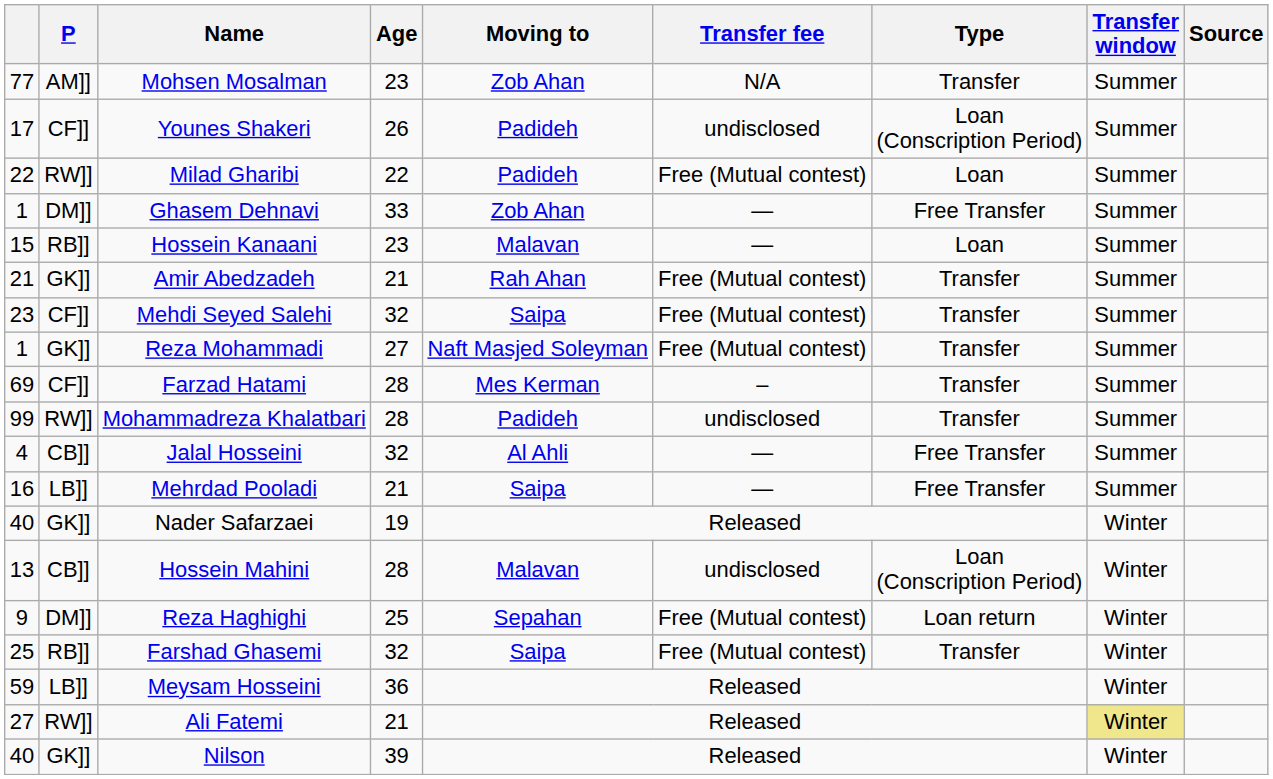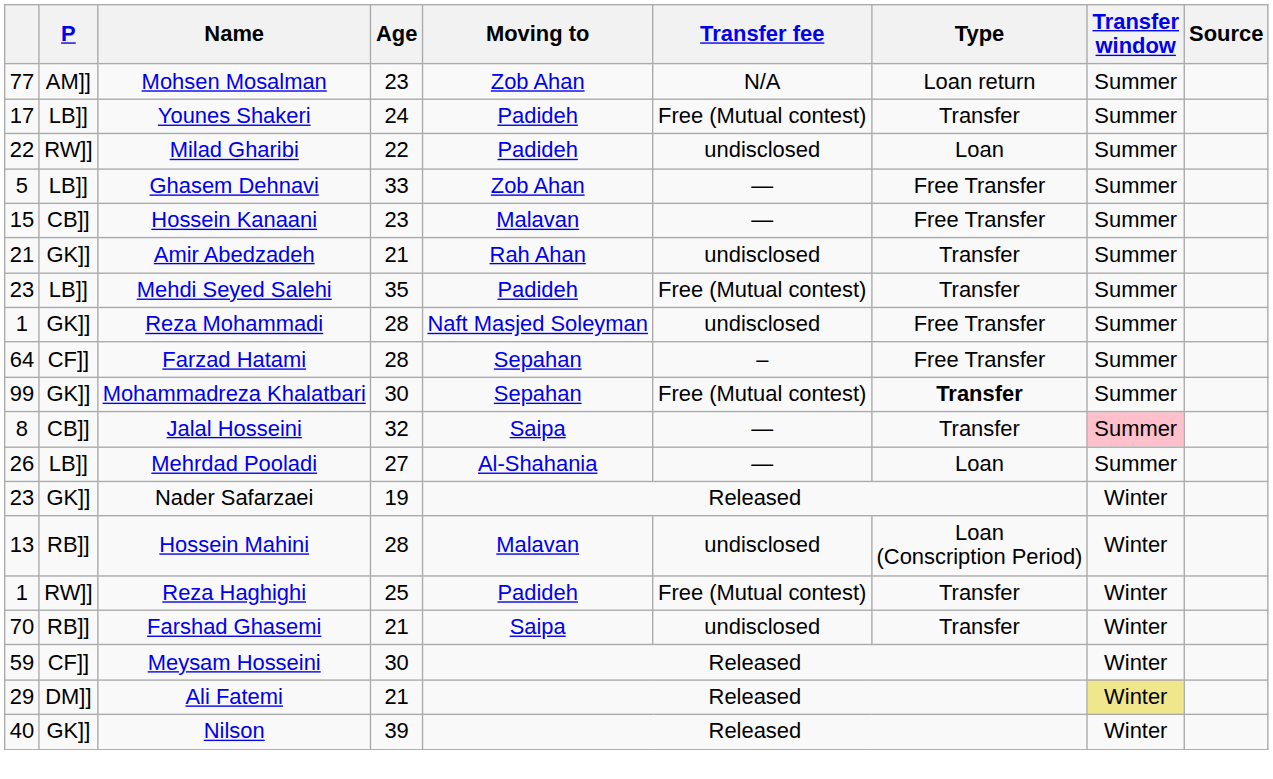(979, 81) Transfer -> (979, 81) Loan return
(68, 128) CF]] -> (68, 116) LB]]
(397, 128) 26 -> (397, 116) 24
(762, 128) undisclosed -> (762, 116) Free (Mutual contest)
(979, 128) Loan (Conscription Period) -> (979, 116) Transfer
(762, 175) Free (Mutual contest) -> (762, 150) undisclosed
(22, 210) 1 -> (22, 185) 5
(68, 210) DM]] -> (68, 185) LB]]
(68, 245) RB]] -> (68, 220) CB]]
(979, 245) Loan -> (979, 220) Free Transfer
(762, 279) Free (Mutual contest) -> (762, 255) undisclosed
(68, 314) CF]] -> (68, 289) LB]]
(397, 314) 32 -> (397, 289) 35
(538, 314) Saipa -> (538, 289) Padideh
(397, 349) 27 -> (397, 324) 28
(762, 349) Free (Mutual contest) -> (762, 324) undisclosed
(979, 349) Transfer -> (979, 324) Free Transfer
(22, 384) 69 -> (22, 359) 64
(538, 384) Mes Kerman -> (538, 359) Sepahan
(979, 384) Transfer -> (979, 359) Free Transfer
(68, 418) RW]] -> (68, 394) GK]]
(397, 418) 28 -> (397, 394) 30
(538, 418) Padideh -> (538, 394) Sepahan
(762, 418) undisclosed -> (762, 394) Free (Mutual contest)
(979, 418) normal -> (979, 394) bold
(22, 453) 4 -> (22, 428) 8
(538, 453) Al Ahli -> (538, 428) Saipa
(979, 453) Free Transfer -> (979, 428) Transfer
(1136, 453) no background -> (1136, 428) pink background
(22, 488) 16 -> (22, 463) 26
(397, 488) 21 -> (397, 463) 27
(538, 488) Saipa -> (538, 463) Al-Shahania
(979, 488) Free Transfer -> (979, 463) Loan
(22, 523) 40 -> (22, 498) 23
(68, 570) CB]] -> (68, 545) RB]]
(22, 617) 9 -> (22, 592) 1
(68, 617) DM]] -> (68, 592) RW]]
(538, 617) Sepahan -> (538, 592) Padideh
(979, 617) Loan return -> (979, 592) Transfer
(22, 652) 25 -> (22, 627) 70
(397, 652) 32 -> (397, 627) 21
(762, 652) Free (Mutual contest) -> (762, 627) undisclosed
(68, 686) LB]] -> (68, 662) CF]]
(397, 686) 36 -> (397, 662) 30
(22, 721) 27 -> (22, 696) 29
(68, 721) RW]] -> (68, 696) DM]]
